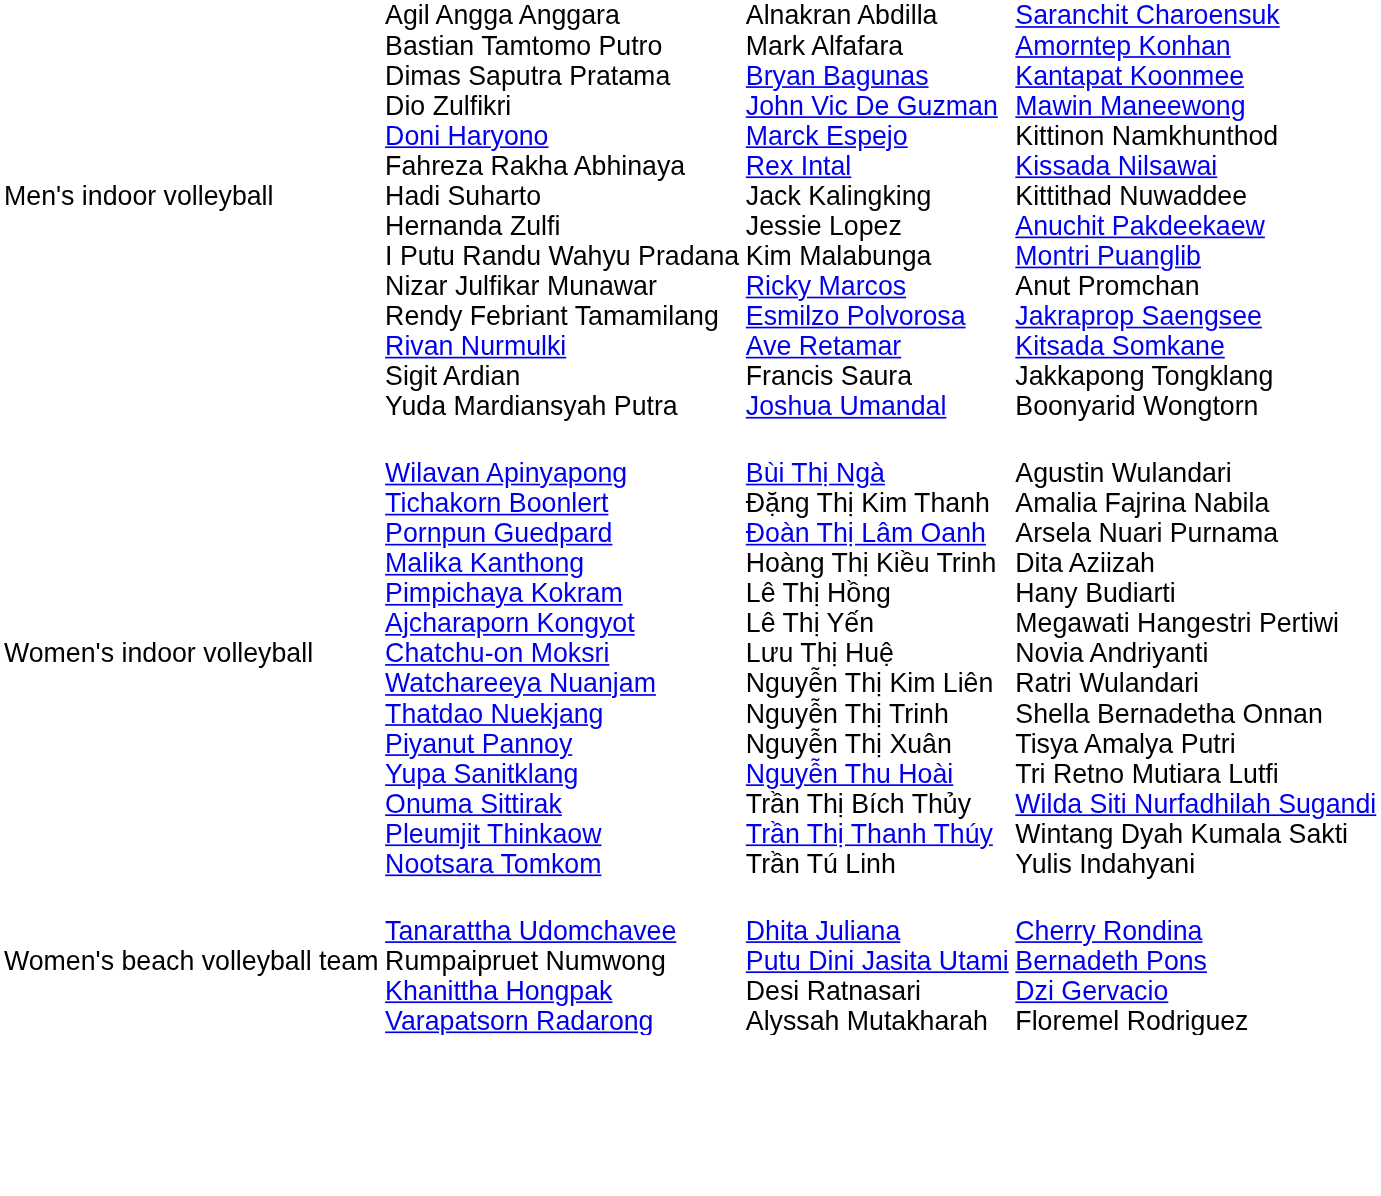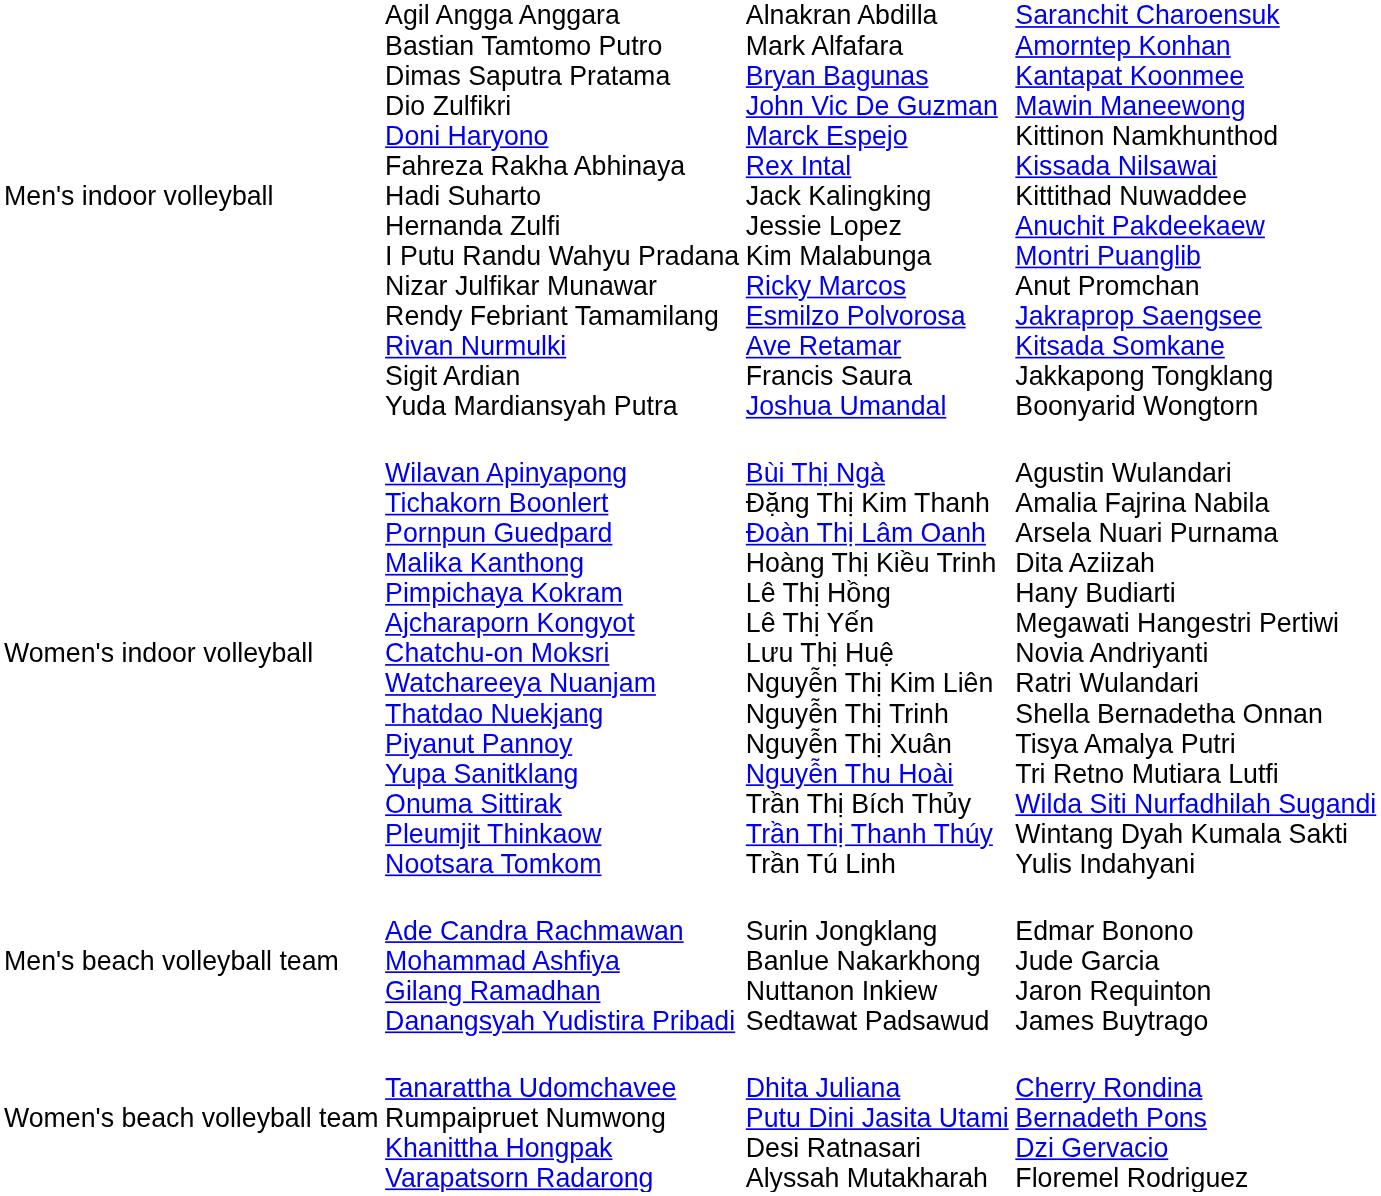+ row: (171, 960)
